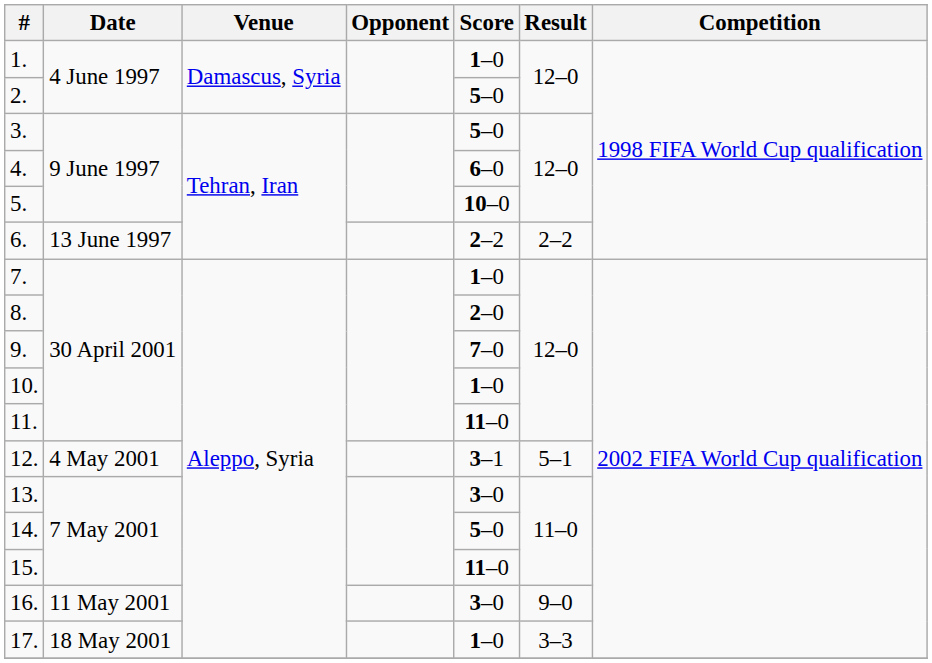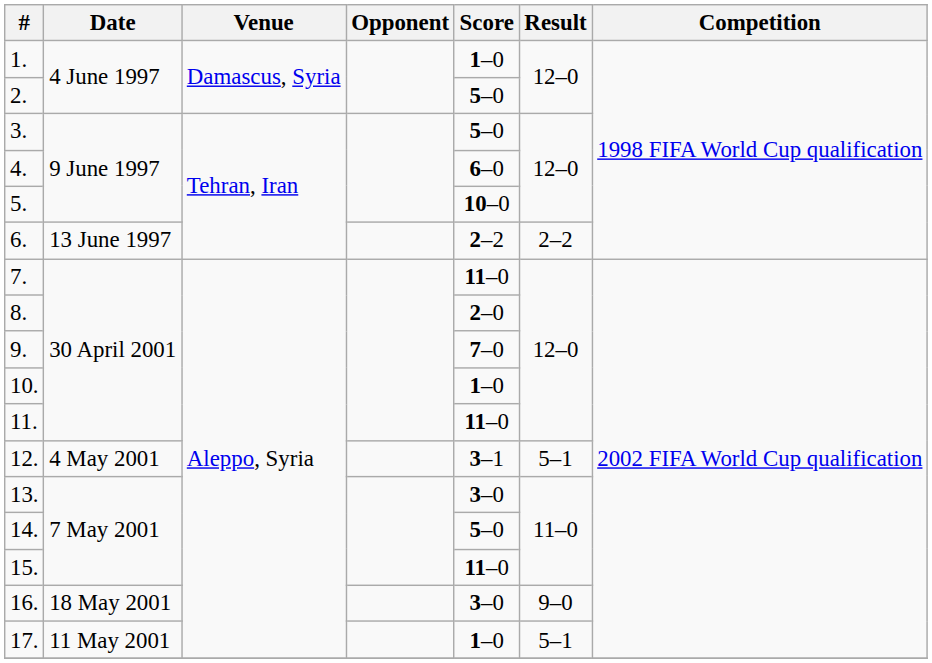(487, 276) 1–0 -> (487, 276) 11–0
(110, 603) 11 May 2001 -> (110, 603) 18 May 2001
(110, 639) 18 May 2001 -> (110, 639) 11 May 2001
(556, 639) 3–3 -> (556, 639) 5–1
